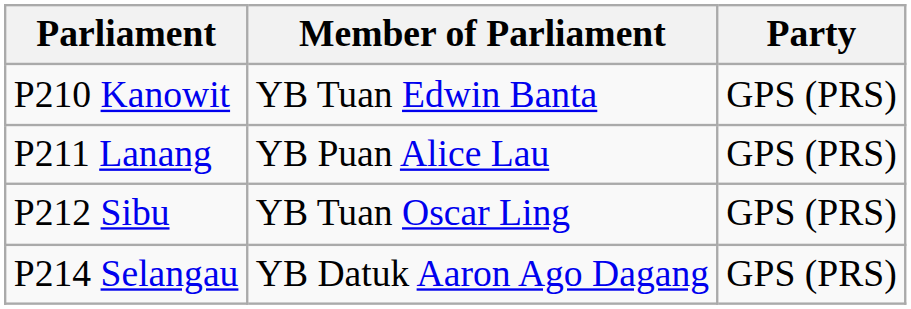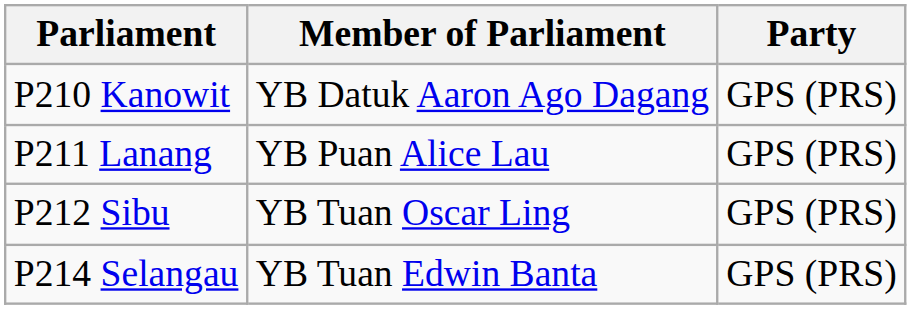(427, 93) YB Tuan Edwin Banta -> (482, 93) YB Datuk Aaron Ago Dagang
(482, 272) YB Datuk Aaron Ago Dagang -> (427, 272) YB Tuan Edwin Banta
